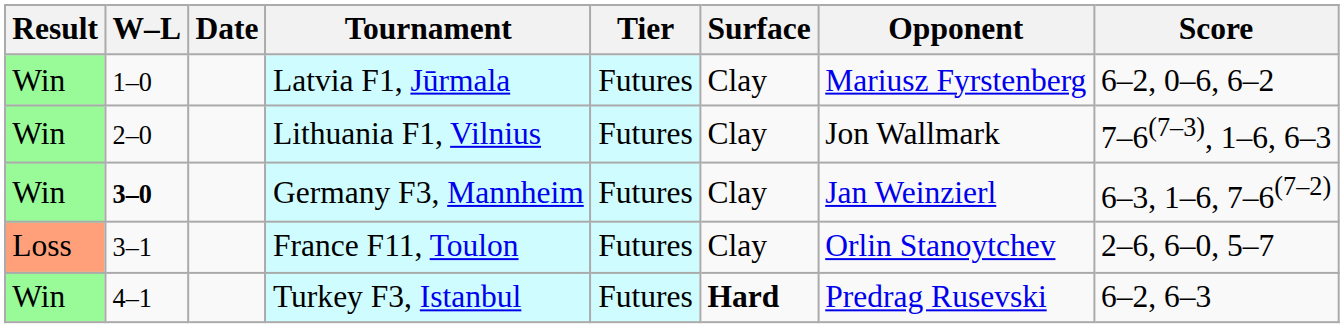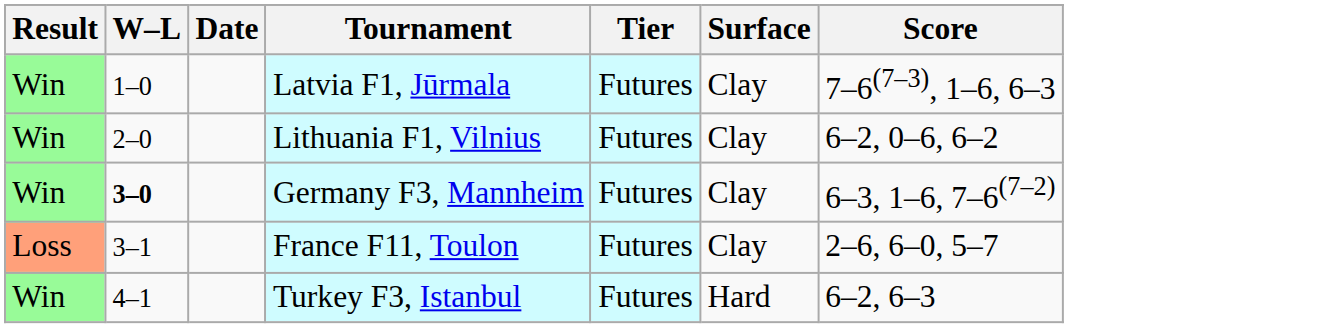- column: (956, 29)
(1188, 79) 6–2, 0–6, 6–2 -> (940, 83) 7–6(7–3), 1–6, 6–3
(1216, 133) 7–6(7–3), 1–6, 6–3 -> (912, 137) 6–2, 0–6, 6–2
(743, 296) bold -> (739, 296) normal
